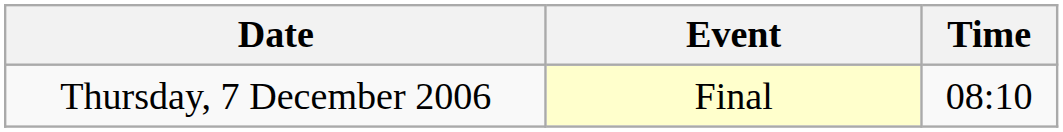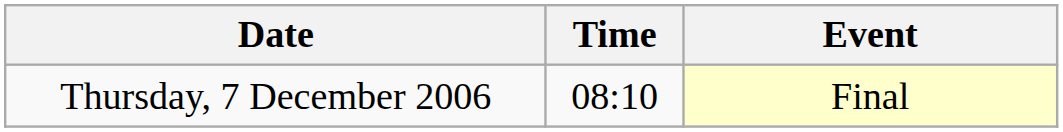columns swapped: (989, 34) <-> (734, 34)
